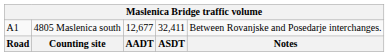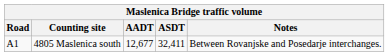rows swapped: (18, 43) <-> (13, 28)
